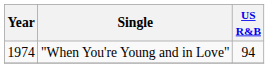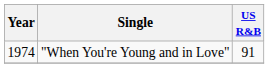(248, 52) 94 -> (248, 52) 91
